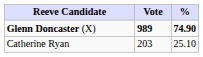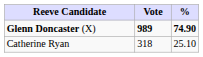(145, 44) 203 -> (145, 44) 318
